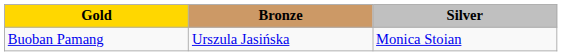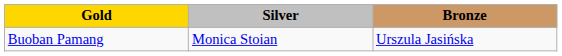columns swapped: (465, 16) <-> (281, 16)
